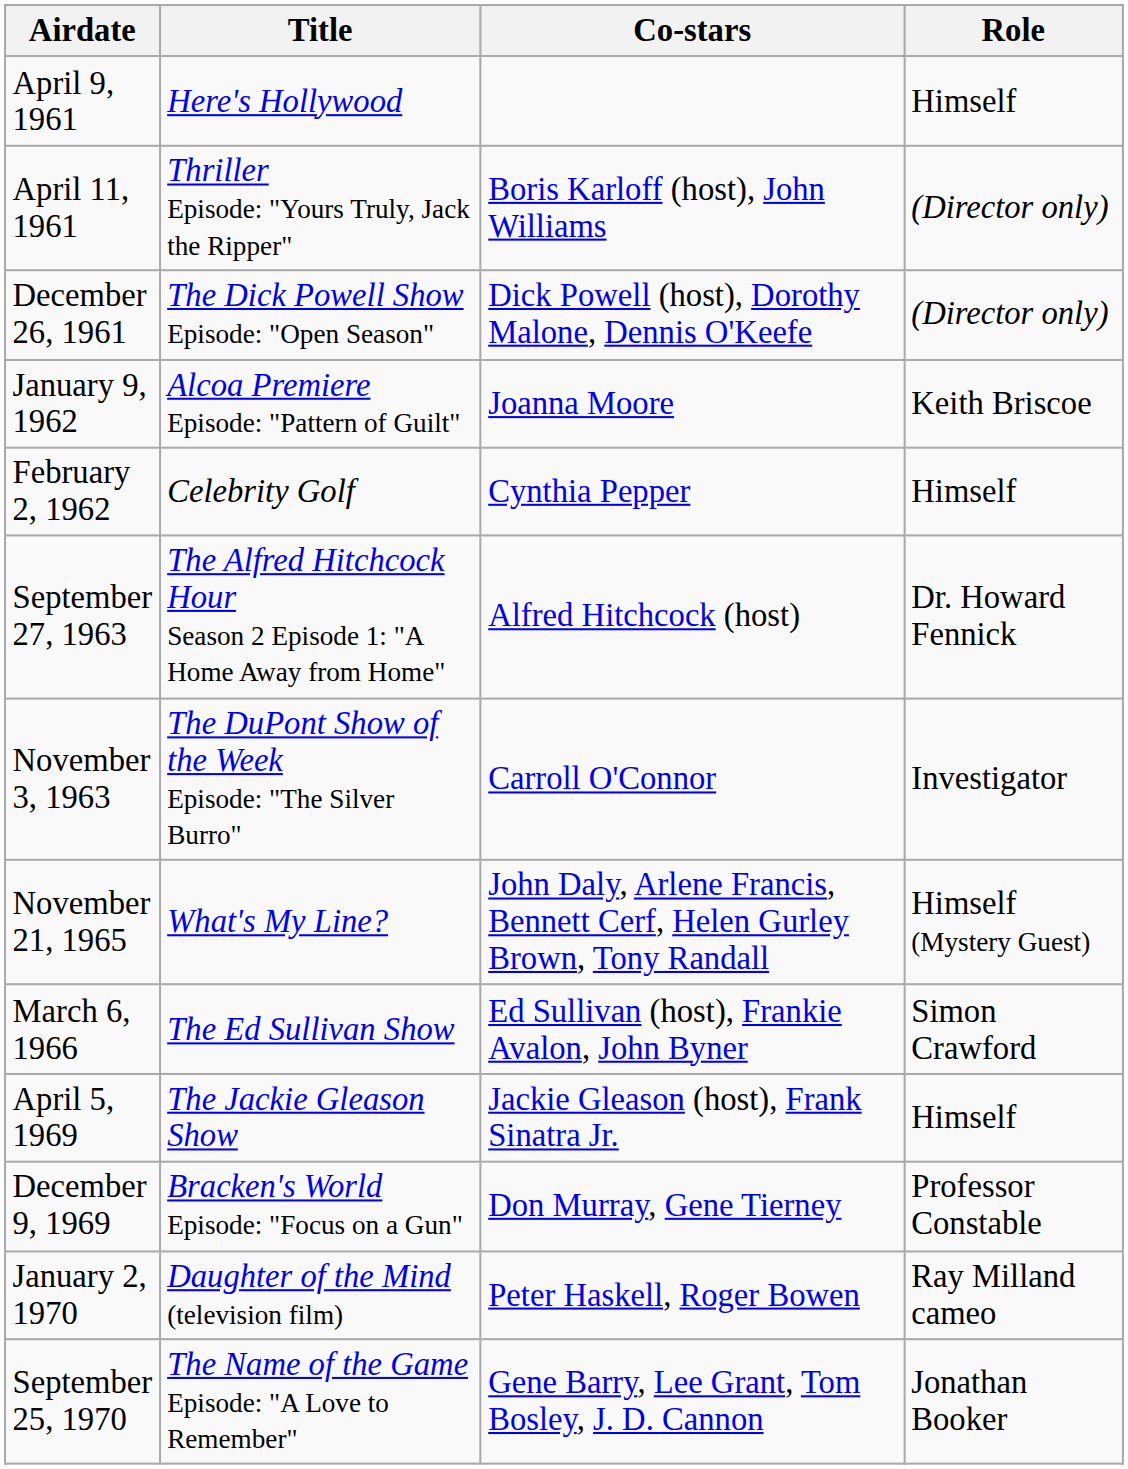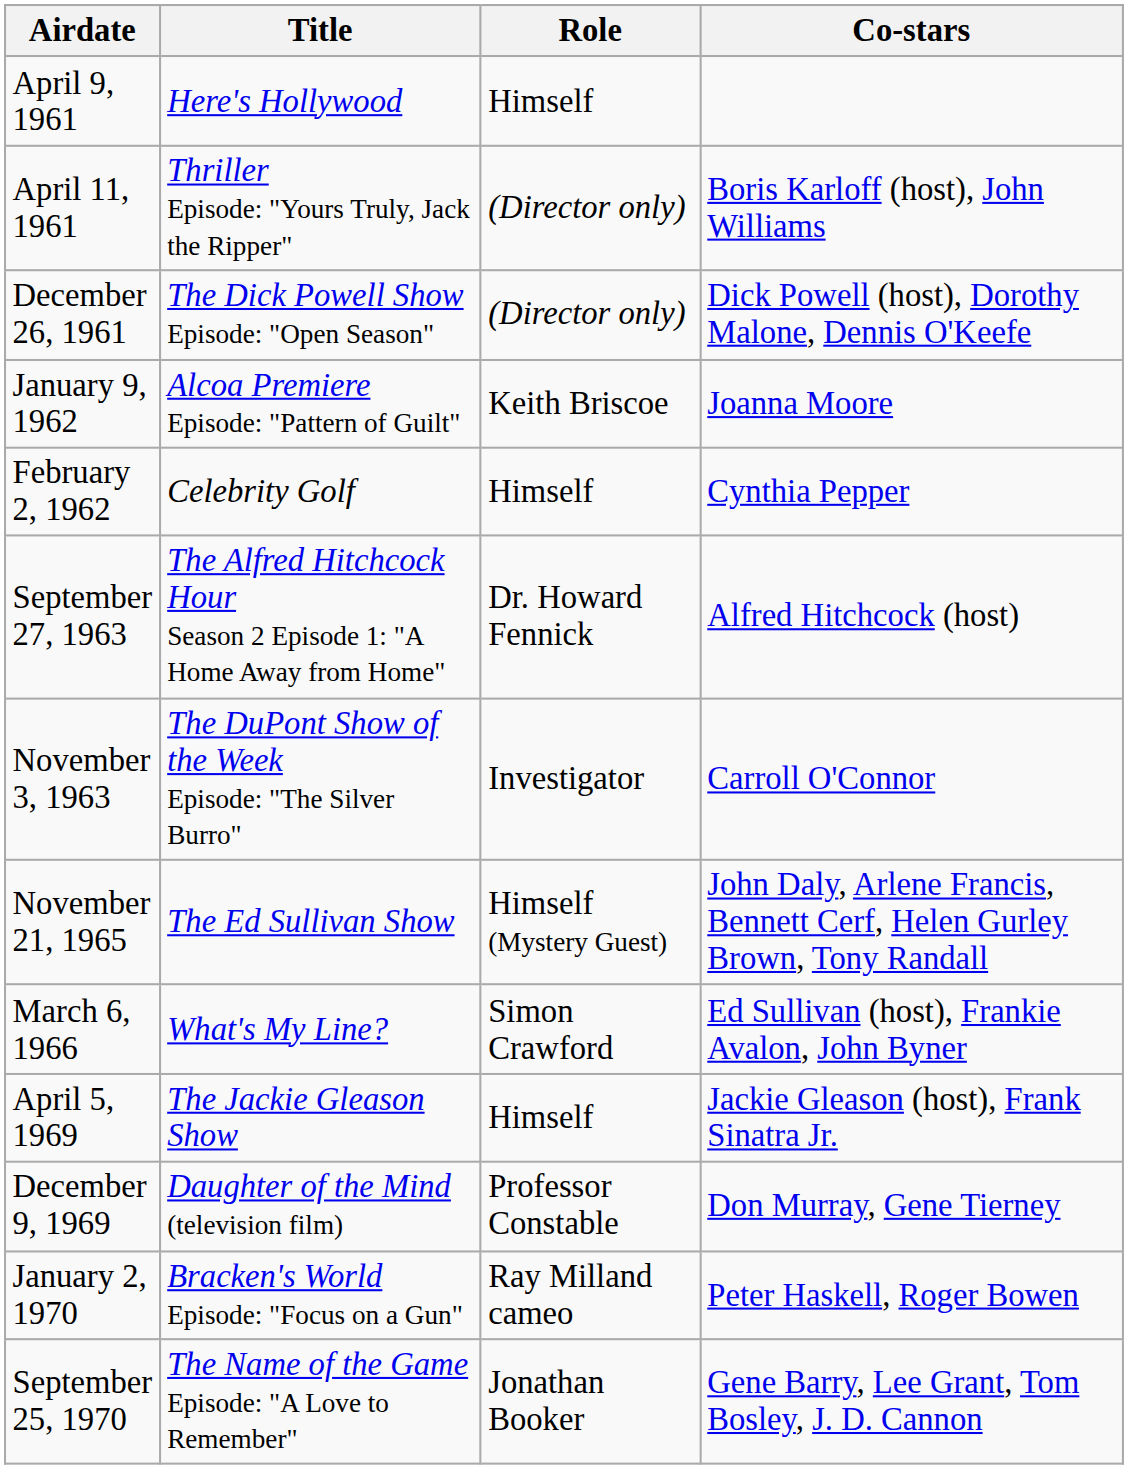columns swapped: (1013, 30) <-> (692, 30)
(278, 921) What's My Line? -> (311, 921) The Ed Sullivan Show
(311, 1028) The Ed Sullivan Show -> (278, 1028) What's My Line?
(315, 1205) Bracken's World Episode: "Focus on a Gun" -> (309, 1205) Daughter of the Mind (television film)
(309, 1294) Daughter of the Mind (television film) -> (315, 1294) Bracken's World Episode: "Focus on a Gun"
